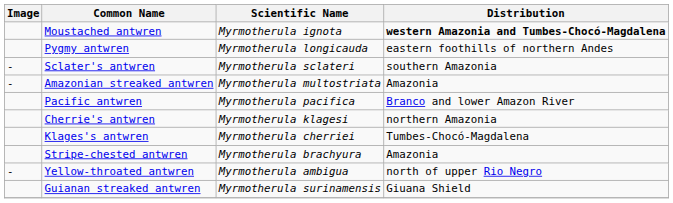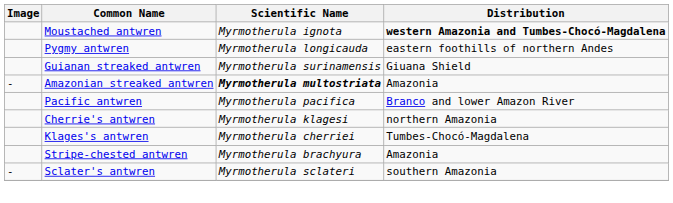rows swapped: (123, 189) <-> (100, 66)
(300, 84) normal -> (300, 84) bold
- row: (119, 171)
